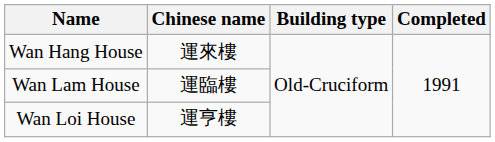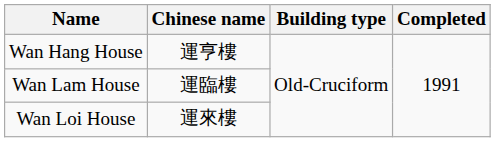(208, 50) 運來樓 -> (208, 50) 運亨樓
(208, 118) 運亨樓 -> (208, 118) 運來樓
